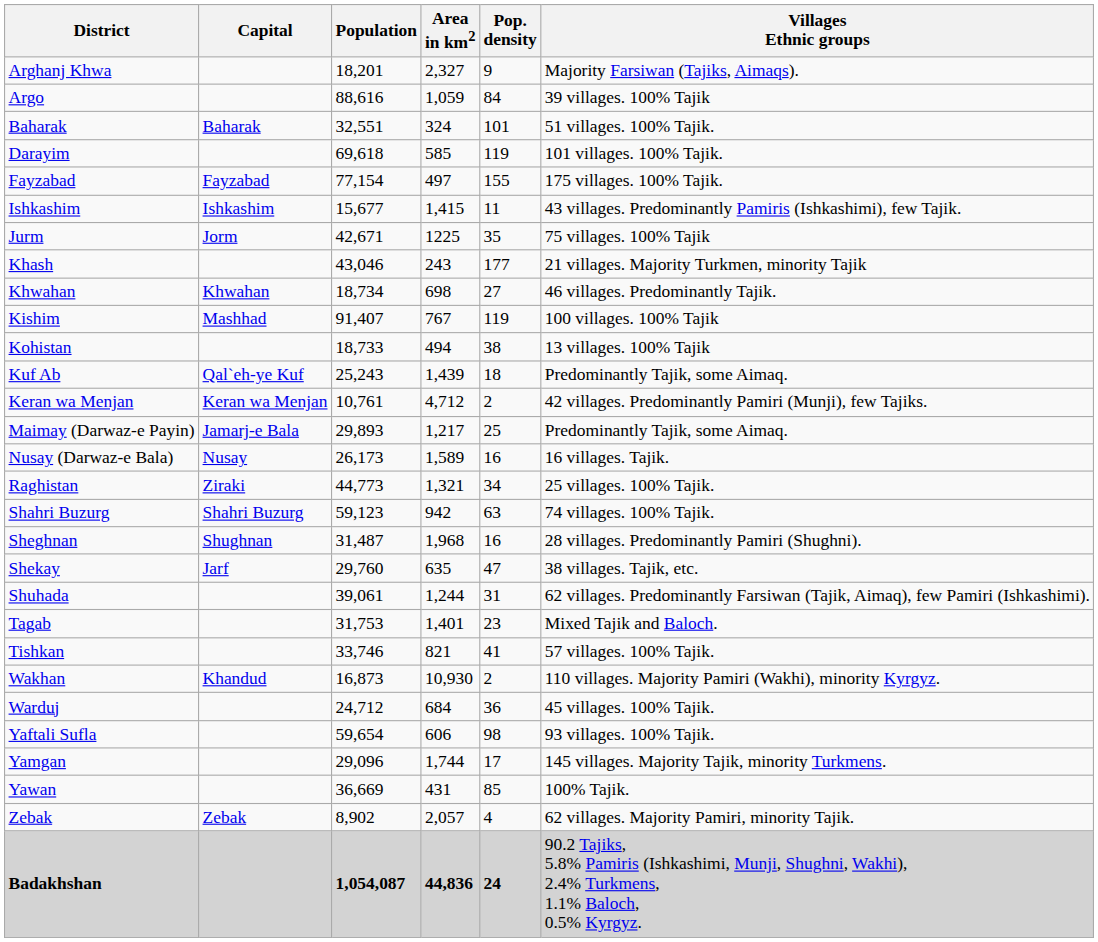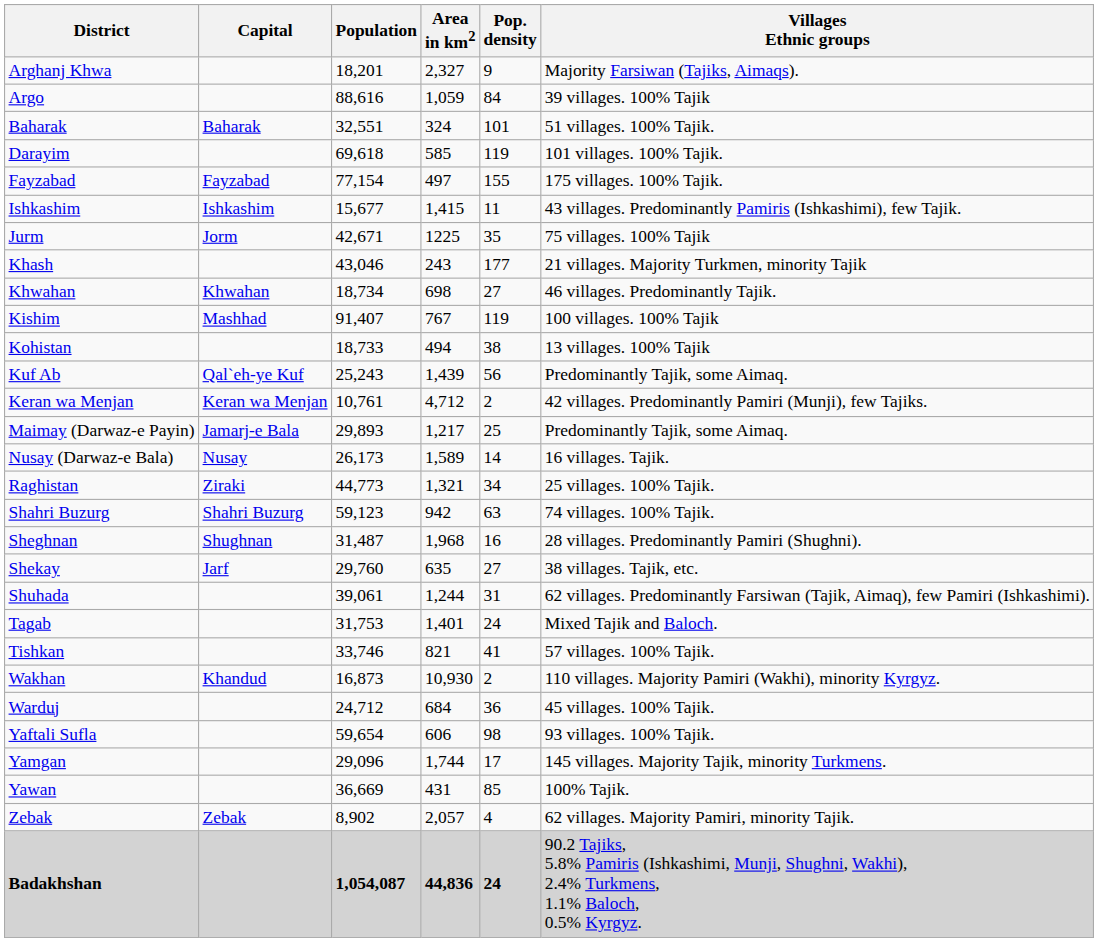(492, 374) 18 -> (492, 374) 56
(492, 457) 16 -> (492, 457) 14
(492, 568) 47 -> (492, 568) 27
(492, 623) 23 -> (492, 623) 24
